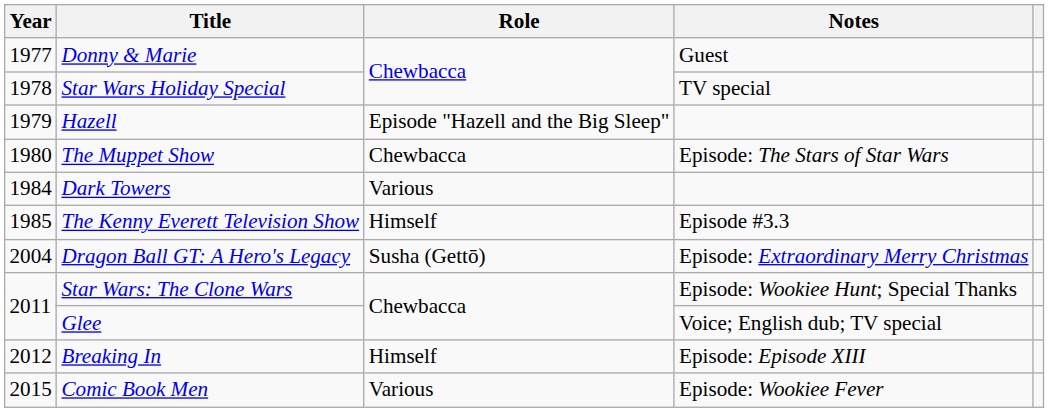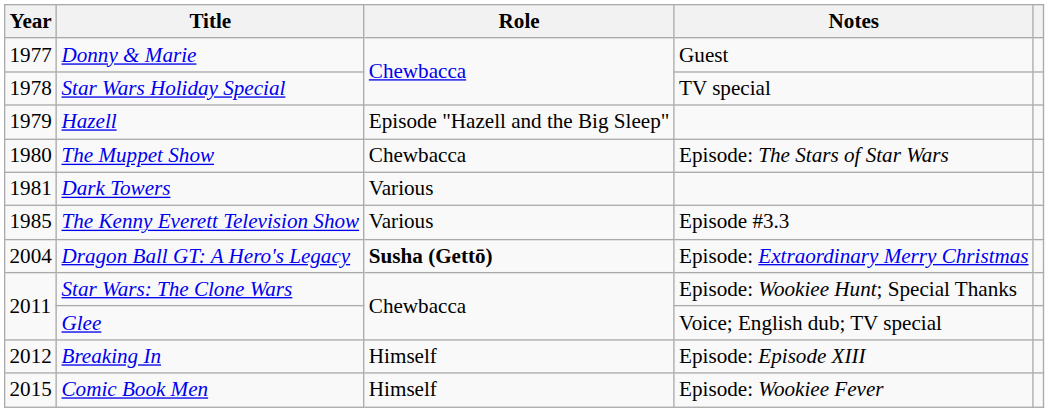(31, 188) 1984 -> (31, 188) 1981
(403, 222) Himself -> (401, 222) Various
(427, 255) normal -> (431, 255) bold
(401, 389) Various -> (403, 389) Himself
